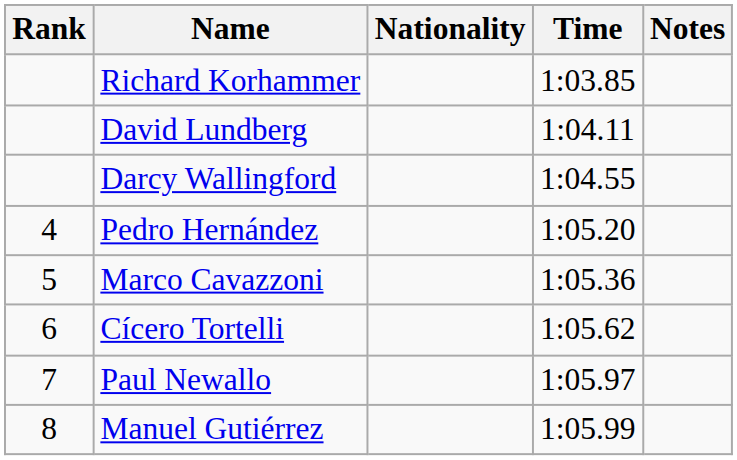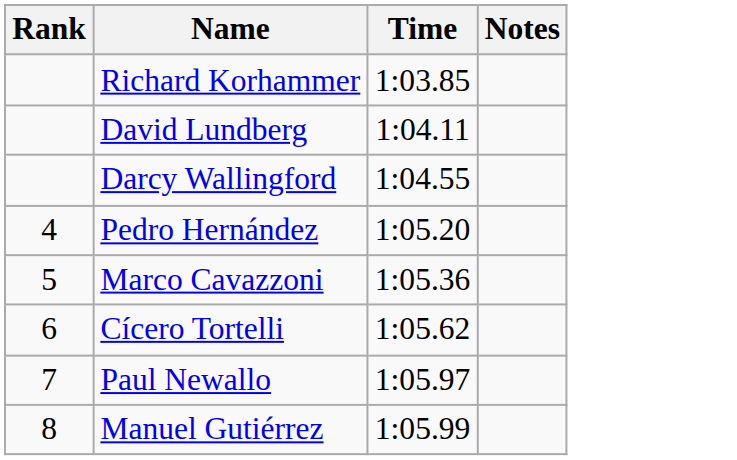- column: (450, 29)
